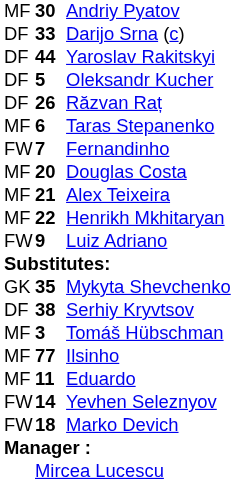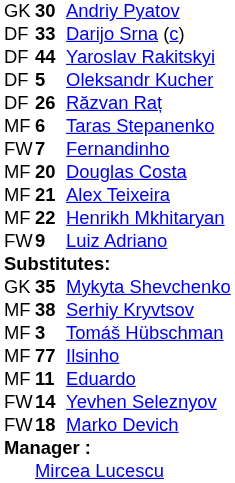(17, 10) MF -> (17, 10) GK
(16, 309) DF -> (17, 309) MF
